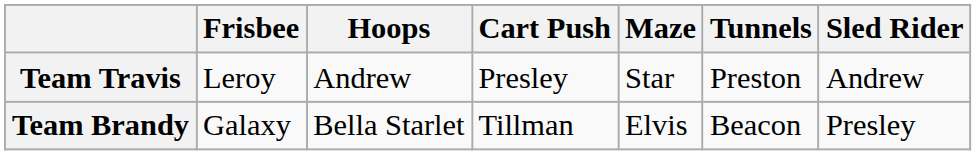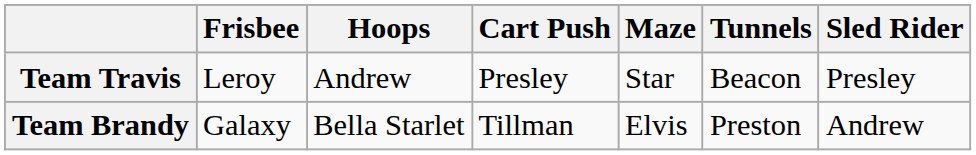(756, 76) Preston -> (756, 76) Beacon
(875, 76) Andrew -> (871, 76) Presley
(756, 125) Beacon -> (756, 125) Preston
(871, 125) Presley -> (875, 125) Andrew
